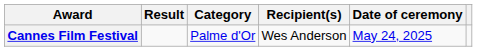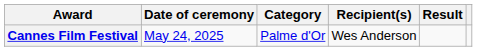columns swapped: (408, 14) <-> (164, 14)
